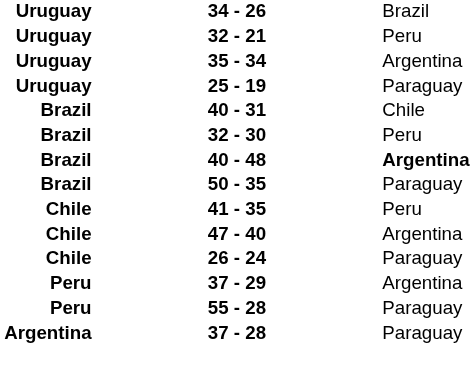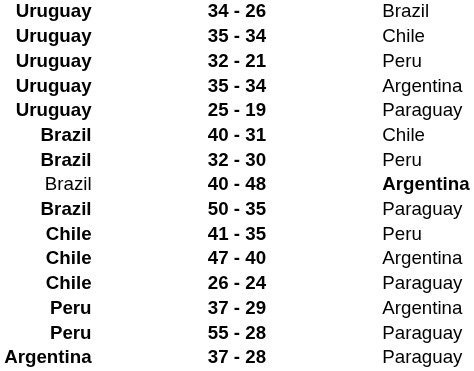+ row: (237, 36)
(66, 159) bold -> (68, 184) normal
